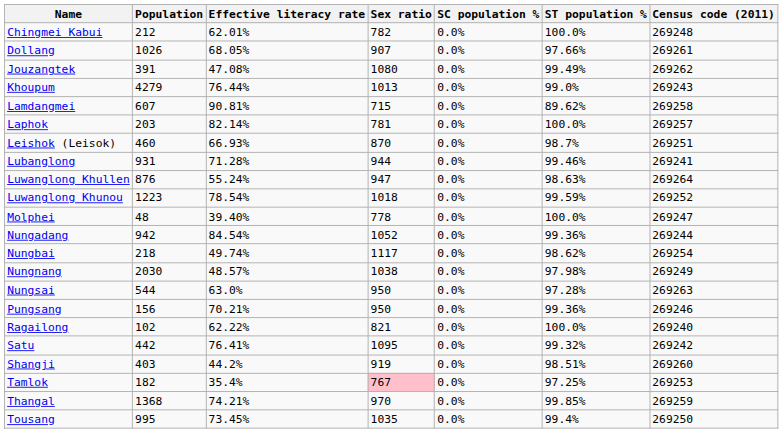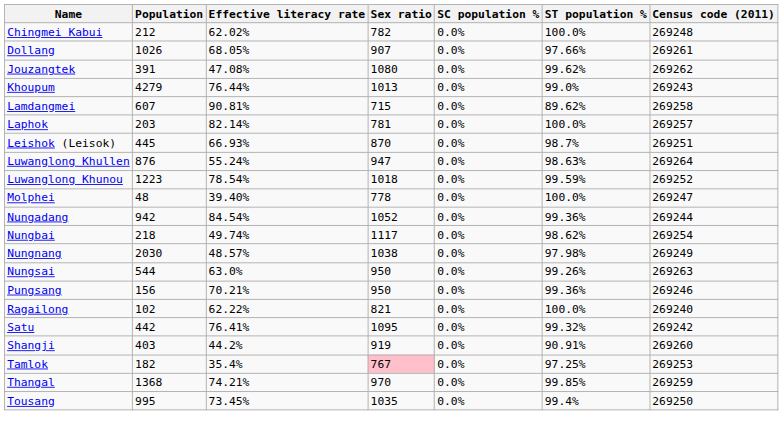(229, 32) 62.01% -> (229, 32) 62.02%
(565, 69) 99.49% -> (565, 69) 99.62%
(145, 143) 460 -> (145, 143) 445
- row: (41, 161)
(565, 290) 97.28% -> (565, 272) 99.26%
(565, 364) 98.51% -> (565, 345) 90.91%
